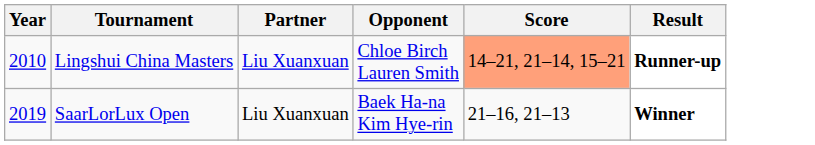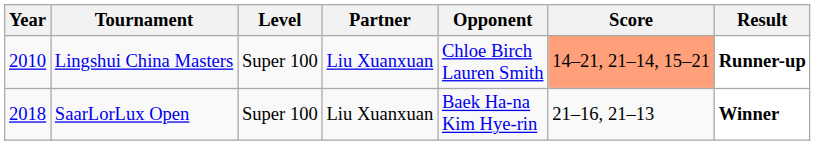+ column: (280, 20)
(28, 114) 2019 -> (28, 114) 2018
